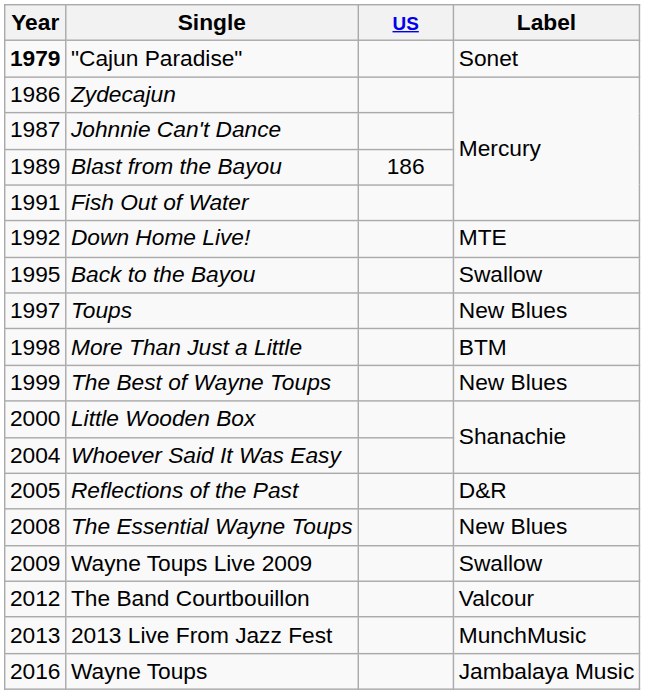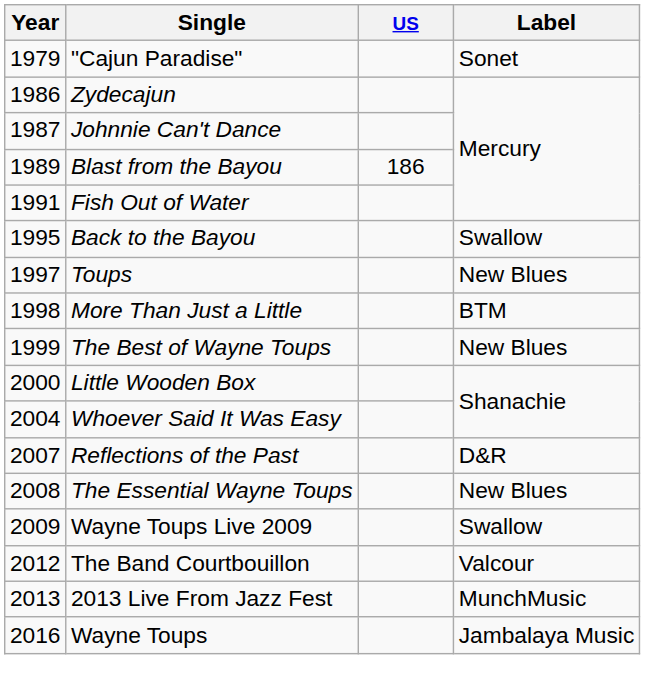(35, 58) bold -> (35, 58) normal
- row: (161, 238)
(35, 490) 2005 -> (35, 454) 2007
